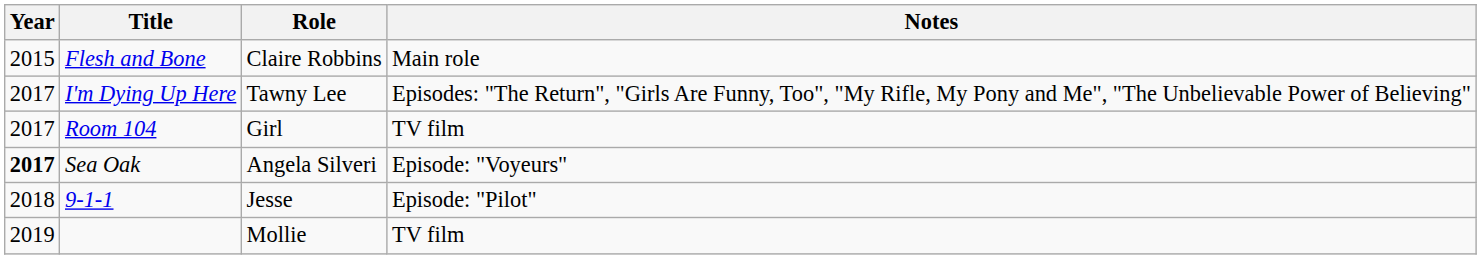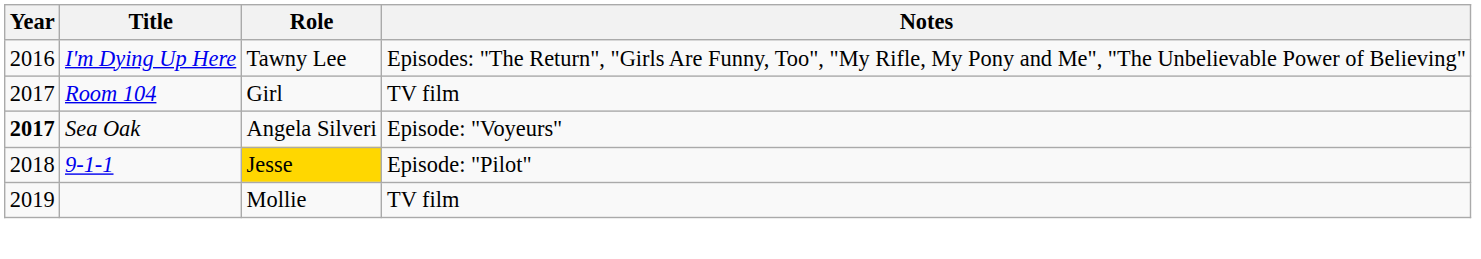- row: (135, 57)
(32, 93) 2017 -> (32, 57) 2016
(270, 199) no background -> (270, 164) gold background
